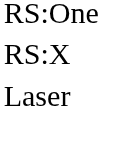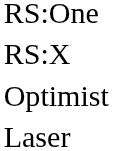+ row: (56, 95)
